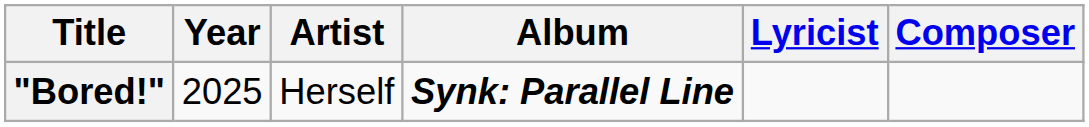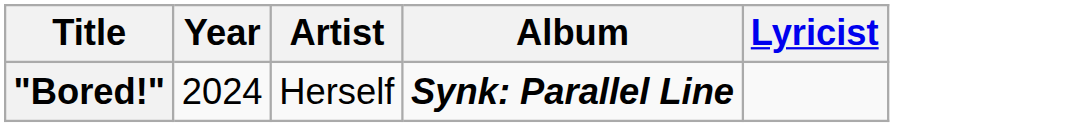- column: (985, 33)
(222, 90) 2025 -> (222, 90) 2024
